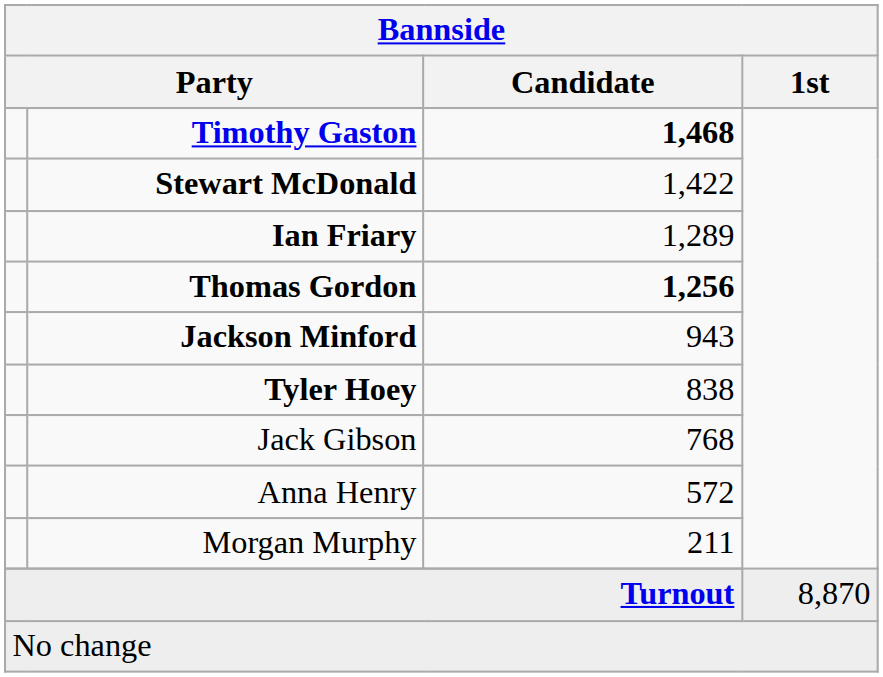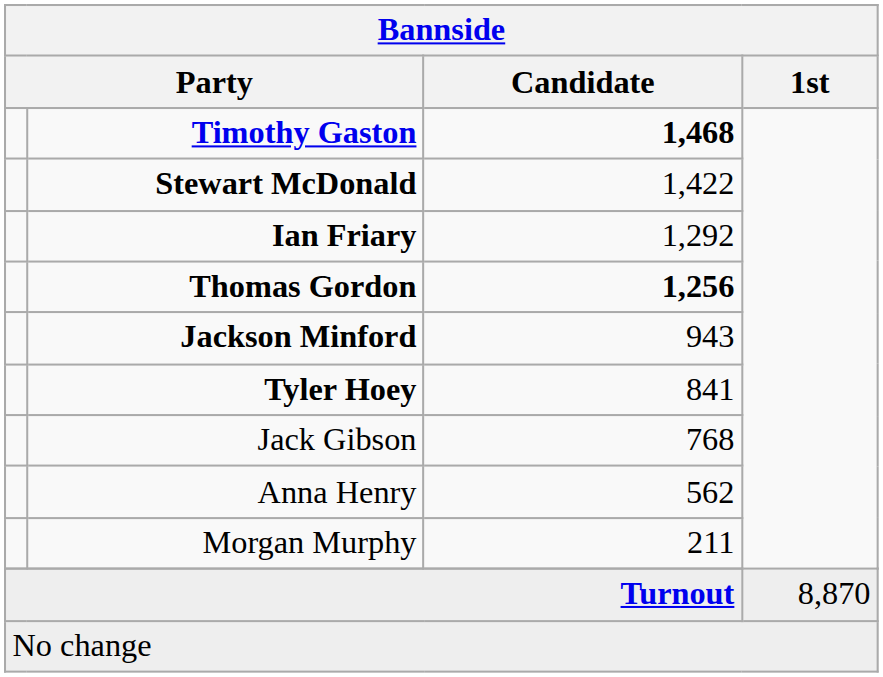(698, 235) 1,289 -> (698, 235) 1,292
(710, 388) 838 -> (710, 388) 841
(710, 491) 572 -> (710, 491) 562
